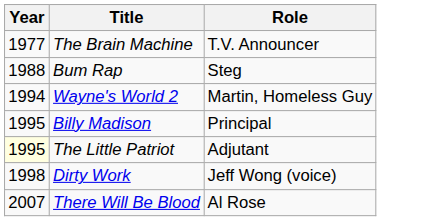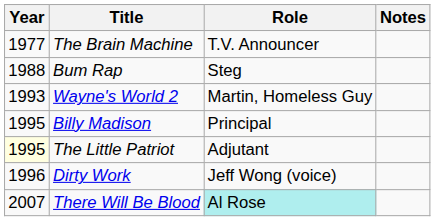+ column: (403, 17)
(27, 96) 1994 -> (27, 96) 1993
(27, 176) 1998 -> (27, 176) 1996
(237, 202) no background -> (237, 202) paleturquoise background
